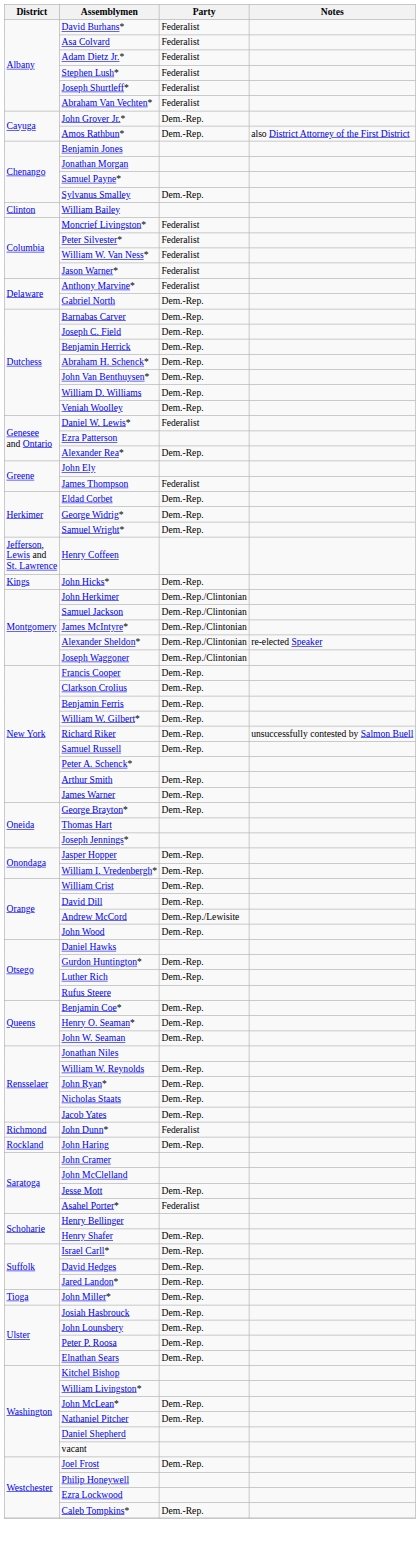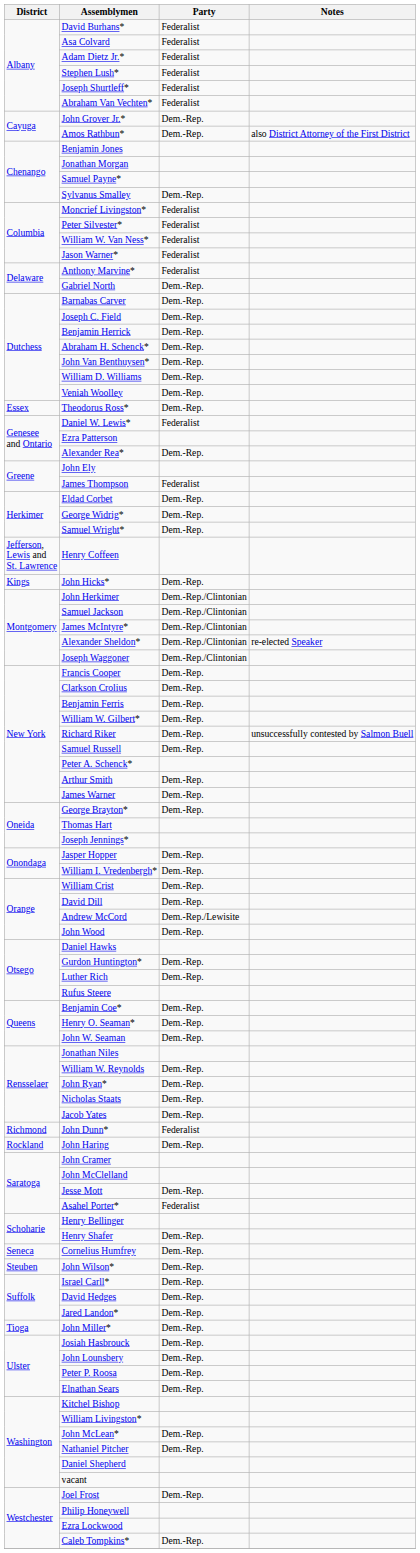- row: (91, 210)
+ row: (95, 407)
+ row: (99, 1251)
+ row: (88, 1266)
